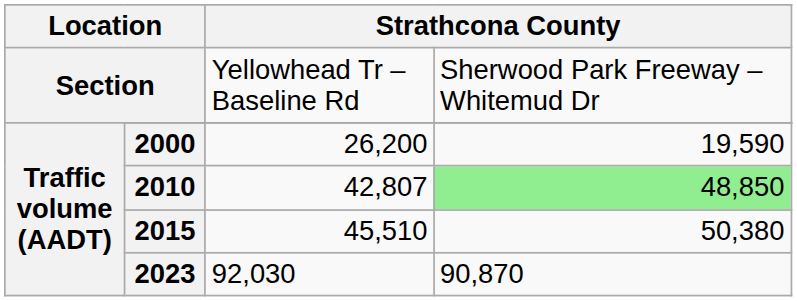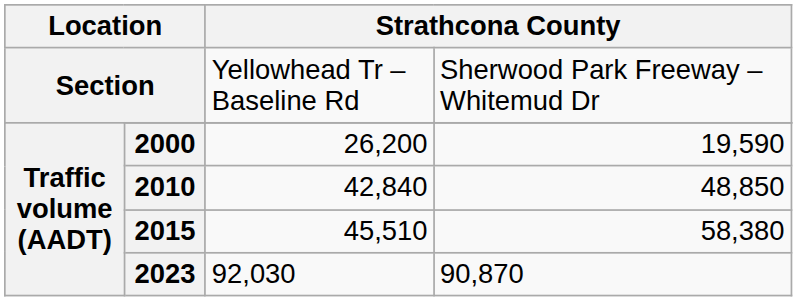(386, 187) 42,807 -> (386, 187) 42,840
(743, 187) lightgreen background -> (743, 187) no background
(743, 230) 50,380 -> (743, 230) 58,380
